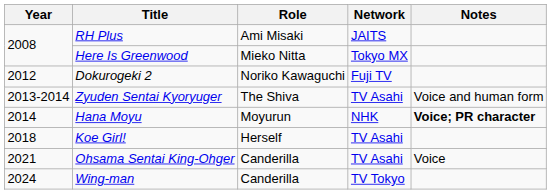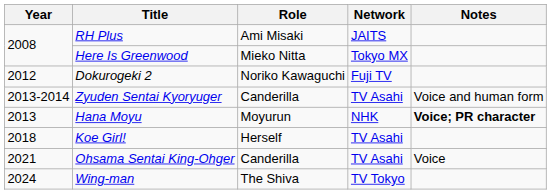(270, 96) The Shiva -> (270, 96) Canderilla
(22, 117) 2014 -> (22, 117) 2013
(270, 179) Canderilla -> (270, 179) The Shiva
